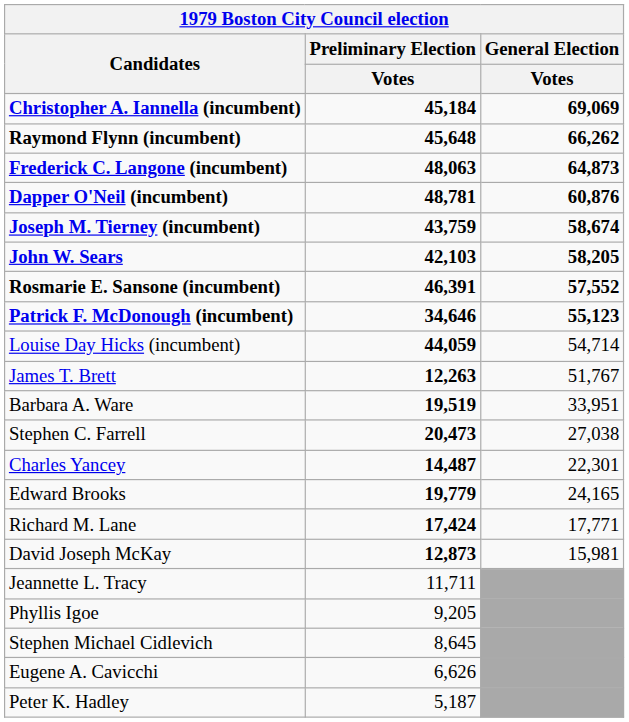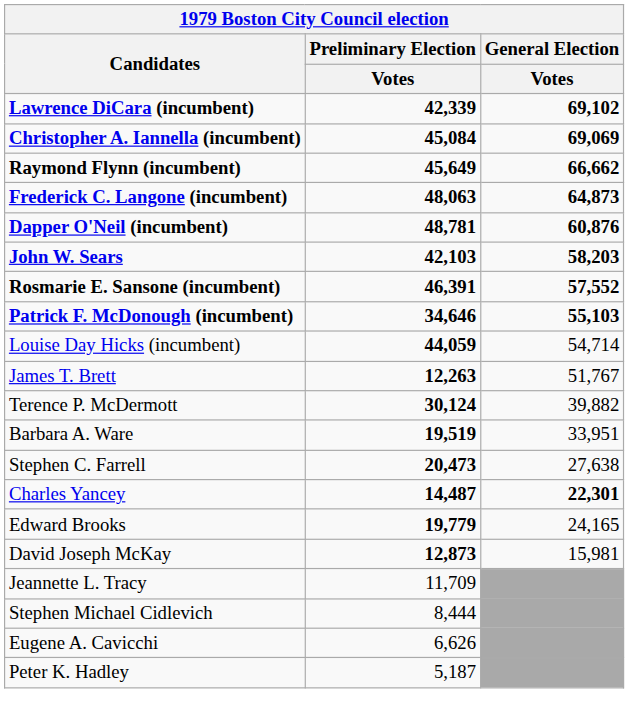+ row: (131, 108)
(450, 108) 45,184 -> (450, 138) 45,084
(450, 138) 45,648 -> (450, 167) 45,649
(594, 138) 66,262 -> (594, 167) 66,662
- row: (134, 227)
(594, 256) 58,205 -> (594, 256) 58,203
(594, 316) 55,123 -> (594, 316) 55,103
+ row: (93, 405)
(594, 434) 27,038 -> (594, 464) 27,638
(594, 464) normal -> (594, 494) bold
- row: (73, 524)
(451, 583) 11,711 -> (451, 583) 11,709
- row: (54, 613)
(455, 642) 8,645 -> (455, 613) 8,444
